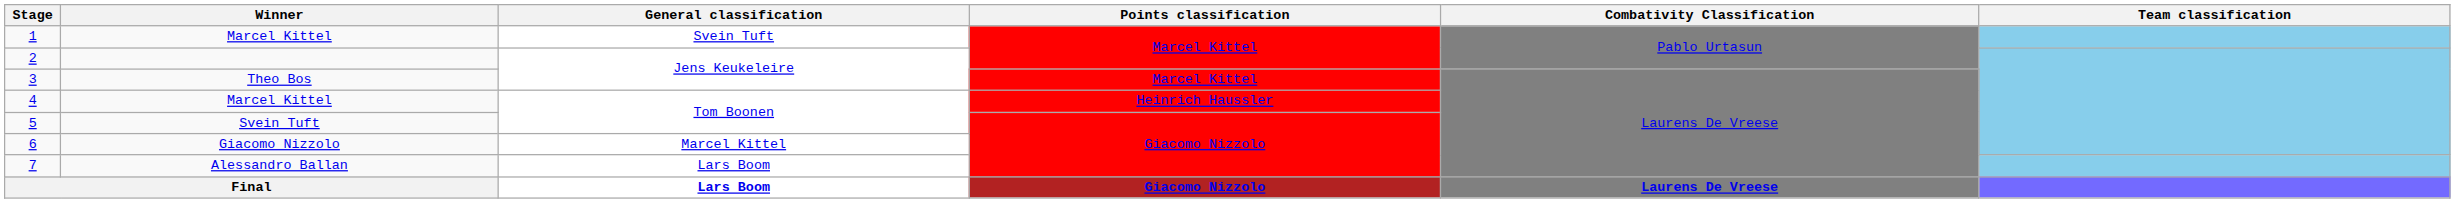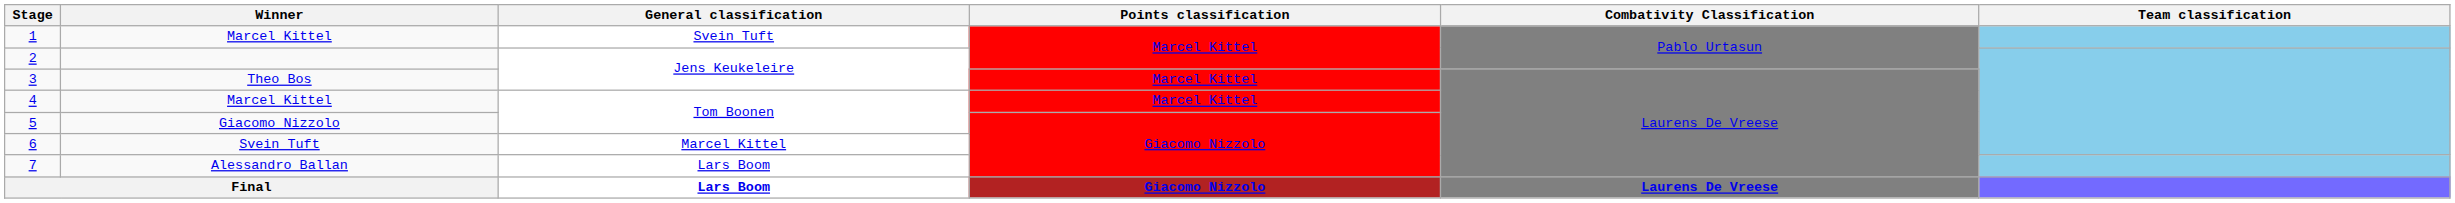(1205, 101) Heinrich Haussler -> (1205, 101) Marcel Kittel
(279, 123) Svein Tuft -> (279, 123) Giacomo Nizzolo
(279, 144) Giacomo Nizzolo -> (279, 144) Svein Tuft
